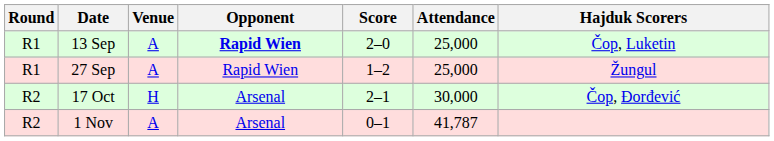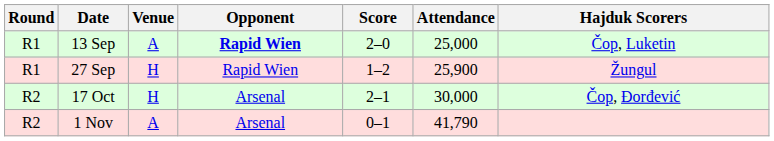(153, 70) A -> (153, 70) H
(456, 70) 25,000 -> (456, 70) 25,900
(456, 123) 41,787 -> (456, 123) 41,790
